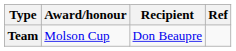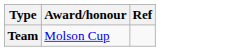- column: (167, 14)
